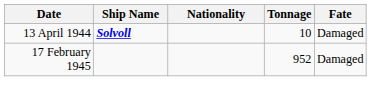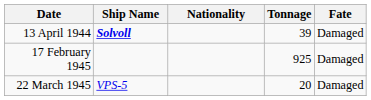(305, 33) 10 -> (305, 33) 39
(302, 59) 952 -> (302, 59) 925
+ row: (54, 85)
